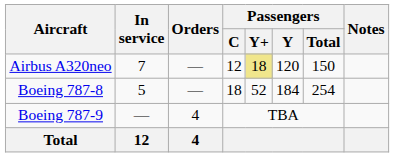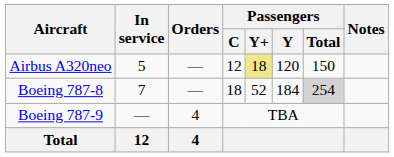(142, 66) 7 -> (142, 66) 5
(142, 90) 5 -> (142, 90) 7
(323, 90) no background -> (323, 90) lightgrey background
